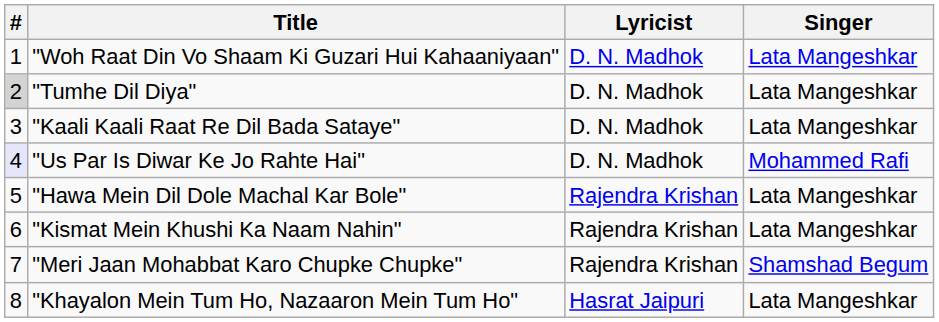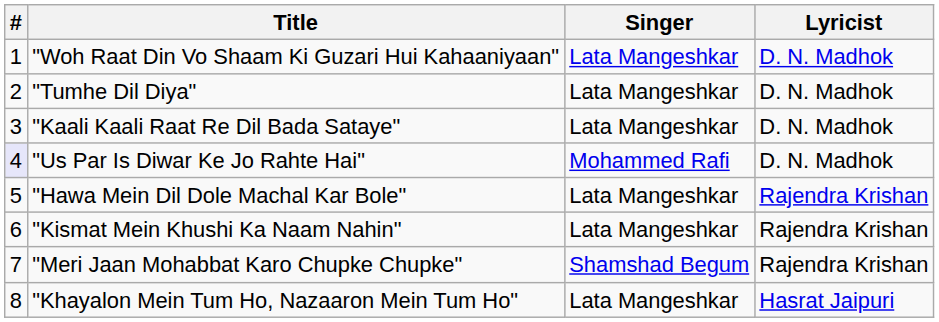columns swapped: (838, 22) <-> (654, 22)
(16, 92) lightgrey background -> (16, 92) no background
